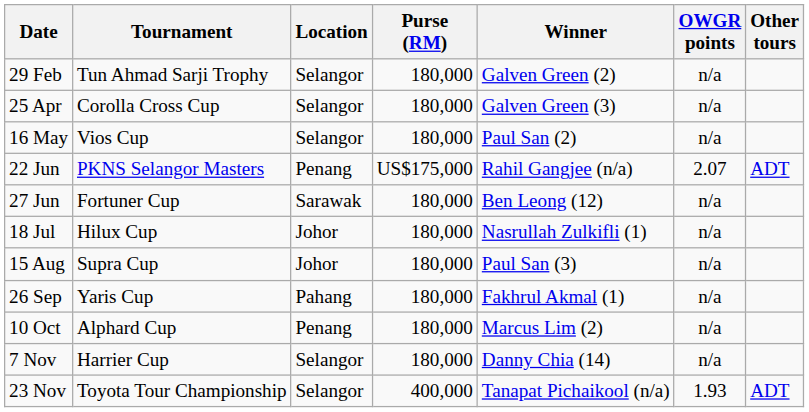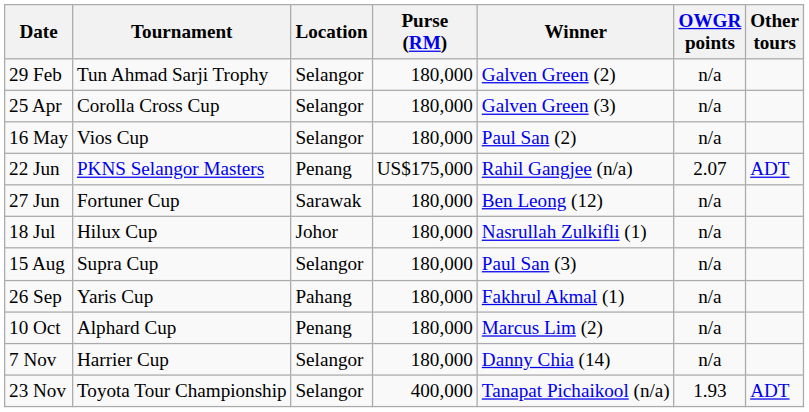(317, 264) Johor -> (329, 264) Selangor
